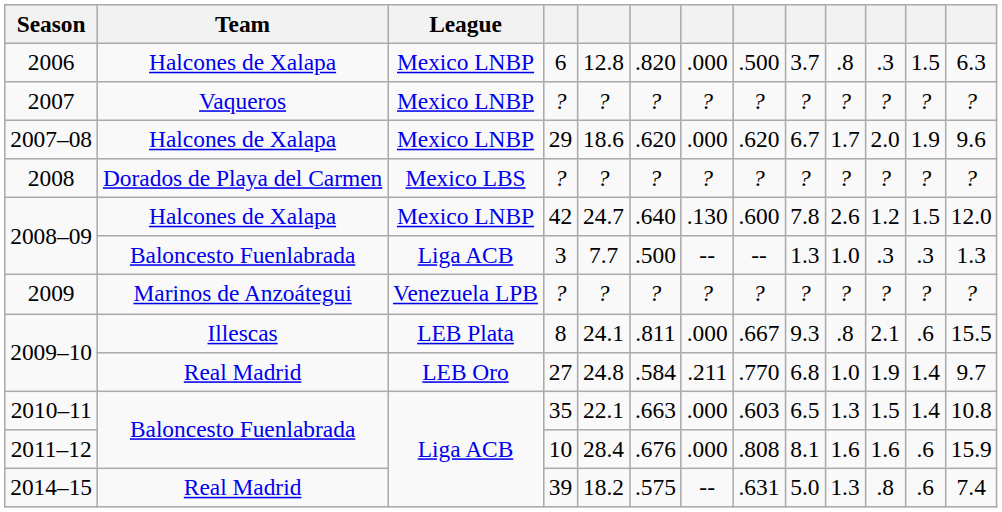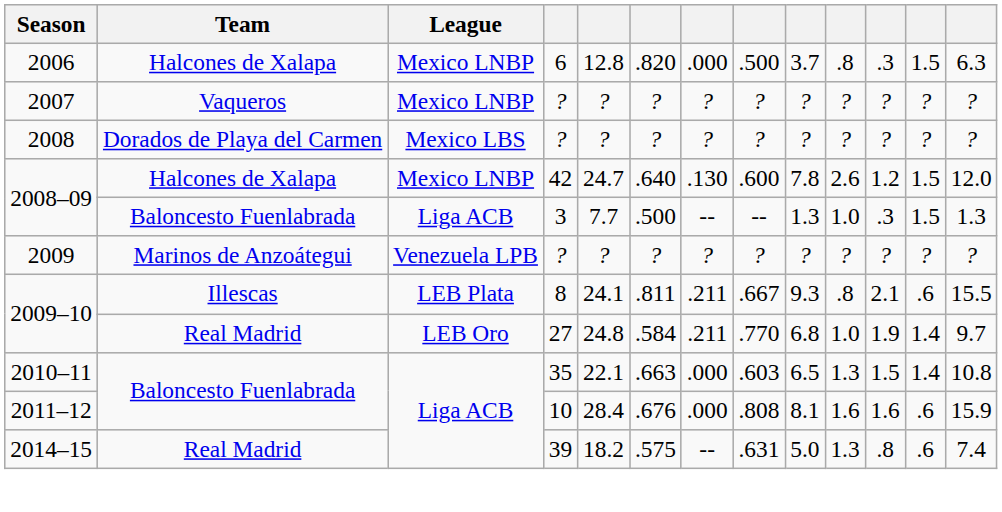- row: (51, 139)
(925, 255) .3 -> (925, 216) 1.5
(707, 332) .000 -> (707, 294) .211
